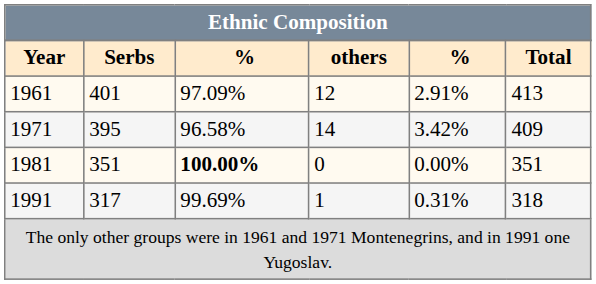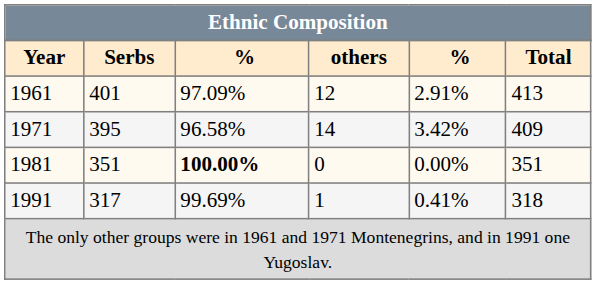(441, 200) 0.31% -> (441, 200) 0.41%
